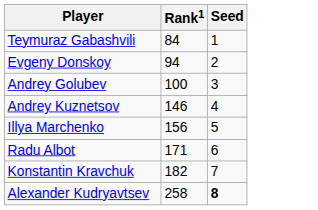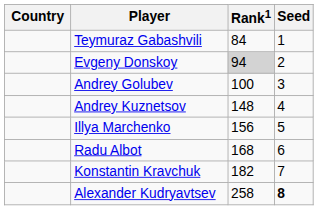+ column: (38, 17)
(172, 62) no background -> (239, 62) lightgrey background
(176, 106) 146 -> (242, 106) 148
(176, 150) 171 -> (242, 150) 168
